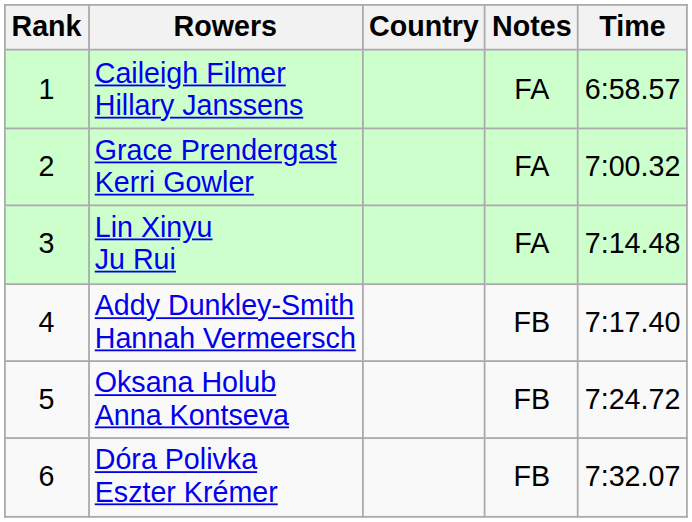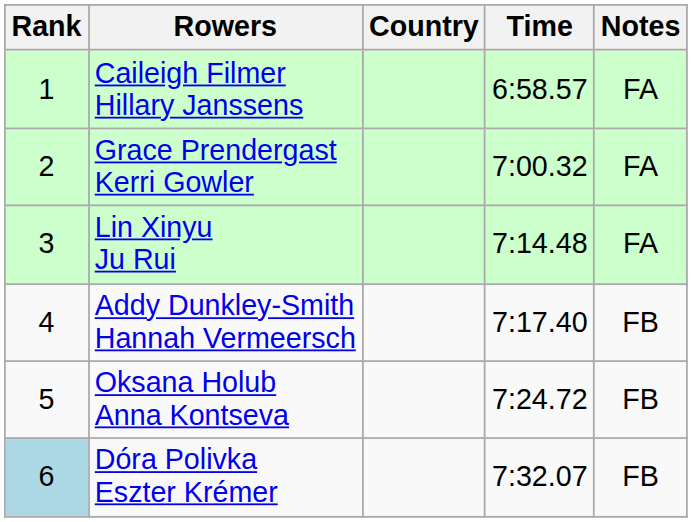columns swapped: (633, 27) <-> (532, 27)
(47, 476) no background -> (47, 476) lightblue background
